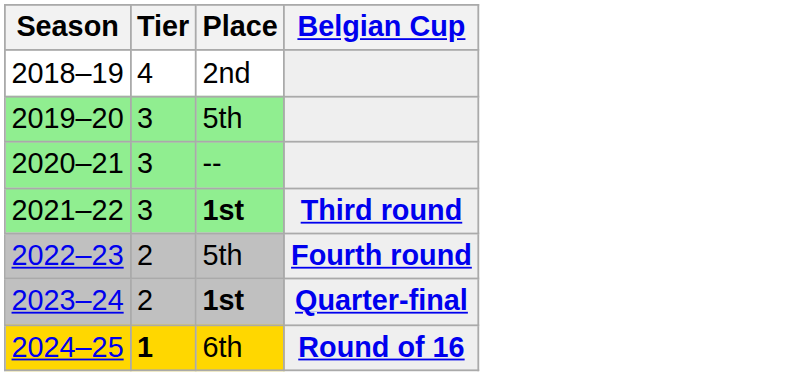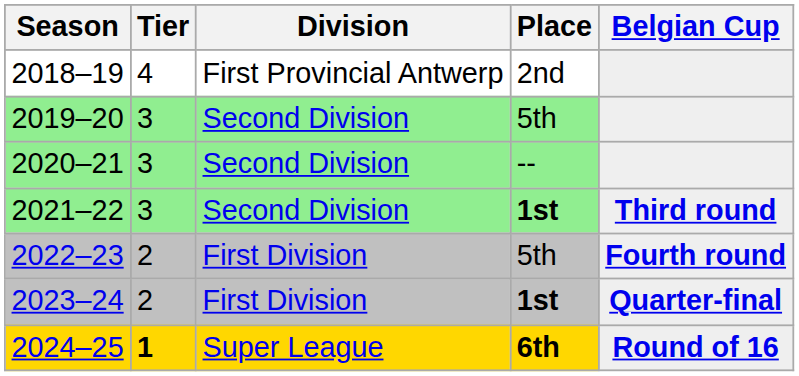+ column: (353, 27)
(223, 347) normal -> (538, 347) bold
